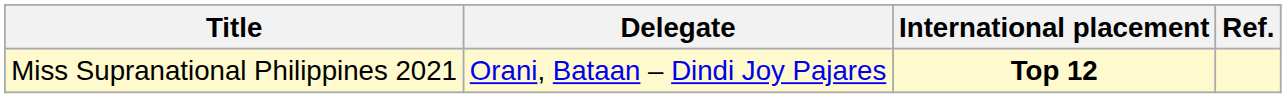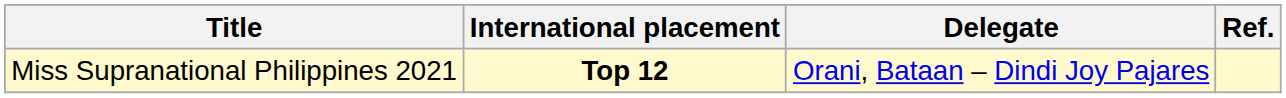columns swapped: (678, 27) <-> (1054, 27)
